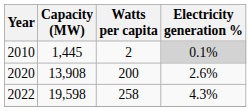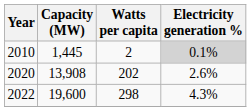(129, 73) 200 -> (129, 73) 202
(67, 95) 19,598 -> (67, 95) 19,600
(129, 95) 258 -> (129, 95) 298
